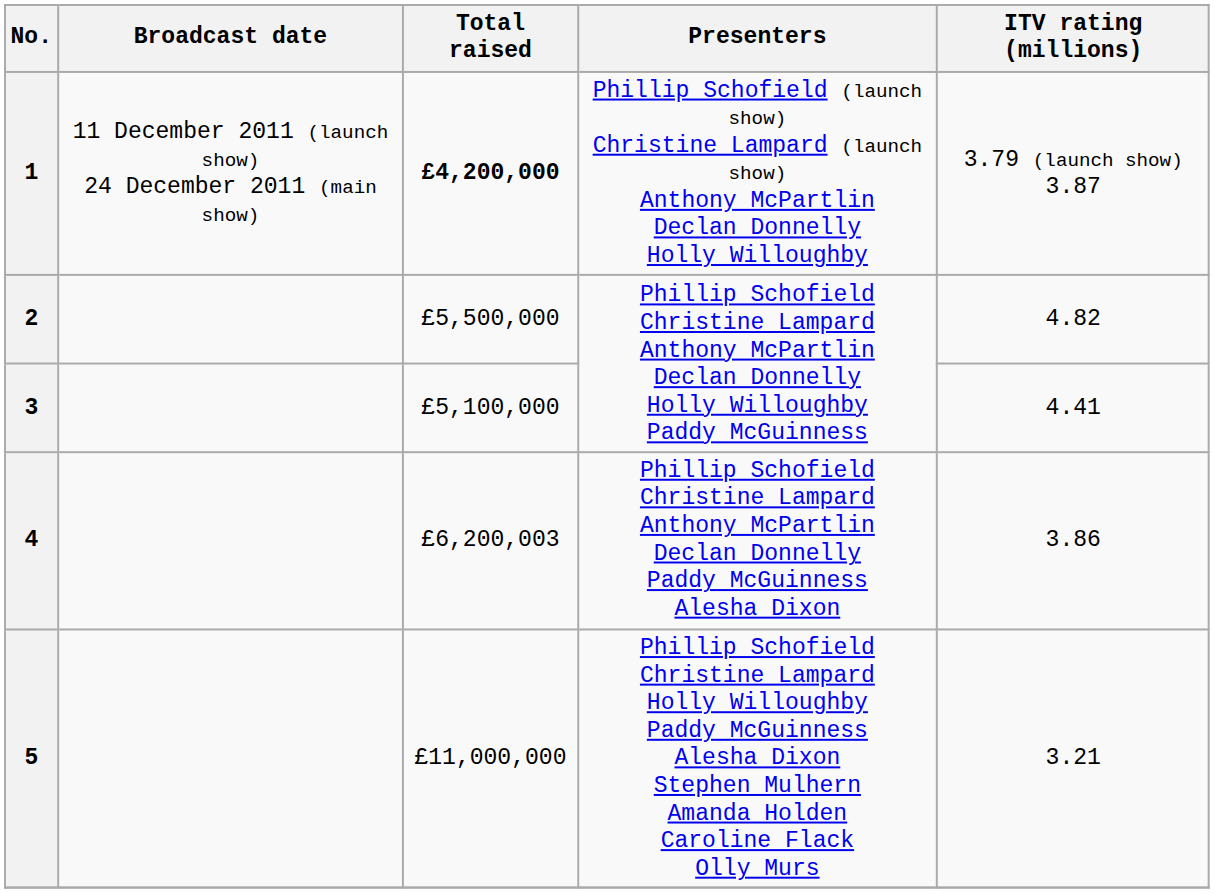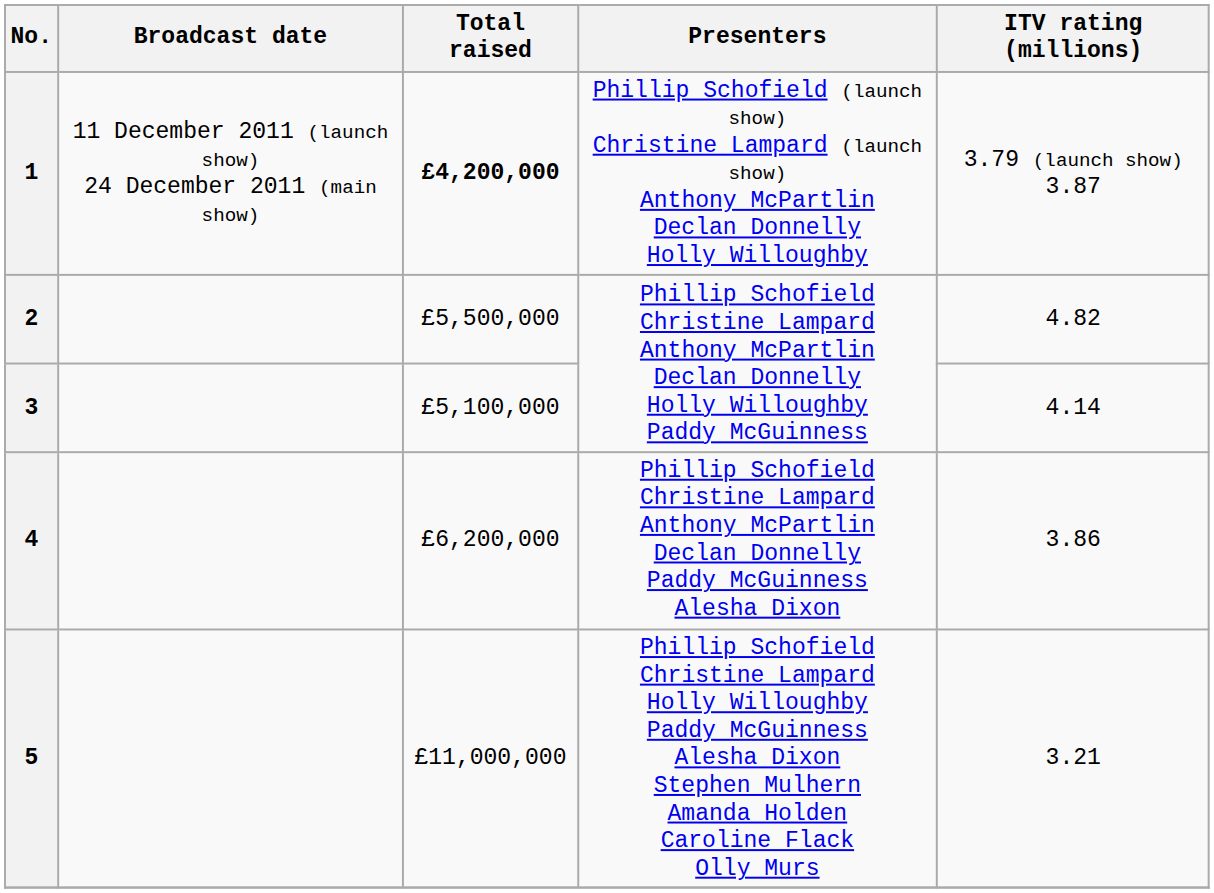(1073, 408) 4.41 -> (1073, 408) 4.14
(490, 540) £6,200,003 -> (490, 540) £6,200,000
